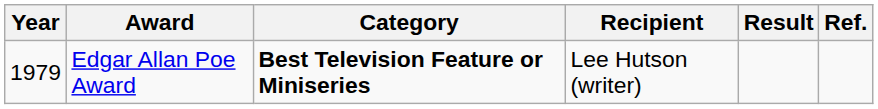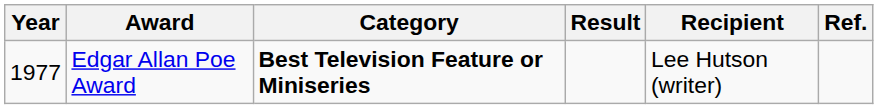columns swapped: (652, 22) <-> (779, 22)
(35, 71) 1979 -> (35, 71) 1977
